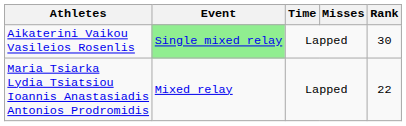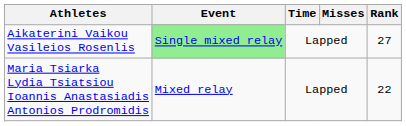(384, 41) 30 -> (384, 41) 27
